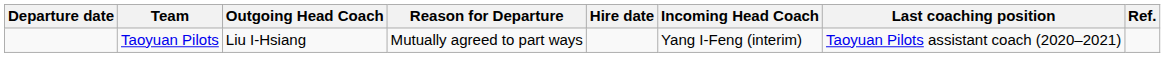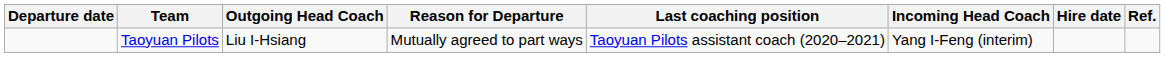columns swapped: (622, 16) <-> (974, 16)
